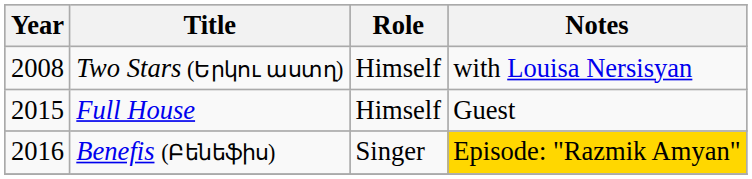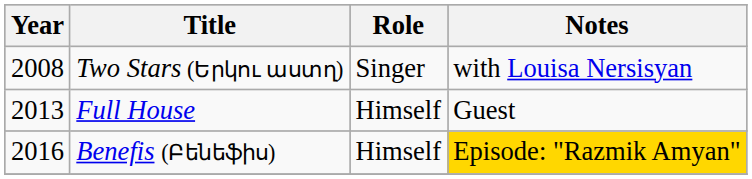(398, 67) Himself -> (390, 67) Singer
(38, 109) 2015 -> (38, 109) 2013
(390, 151) Singer -> (398, 151) Himself
